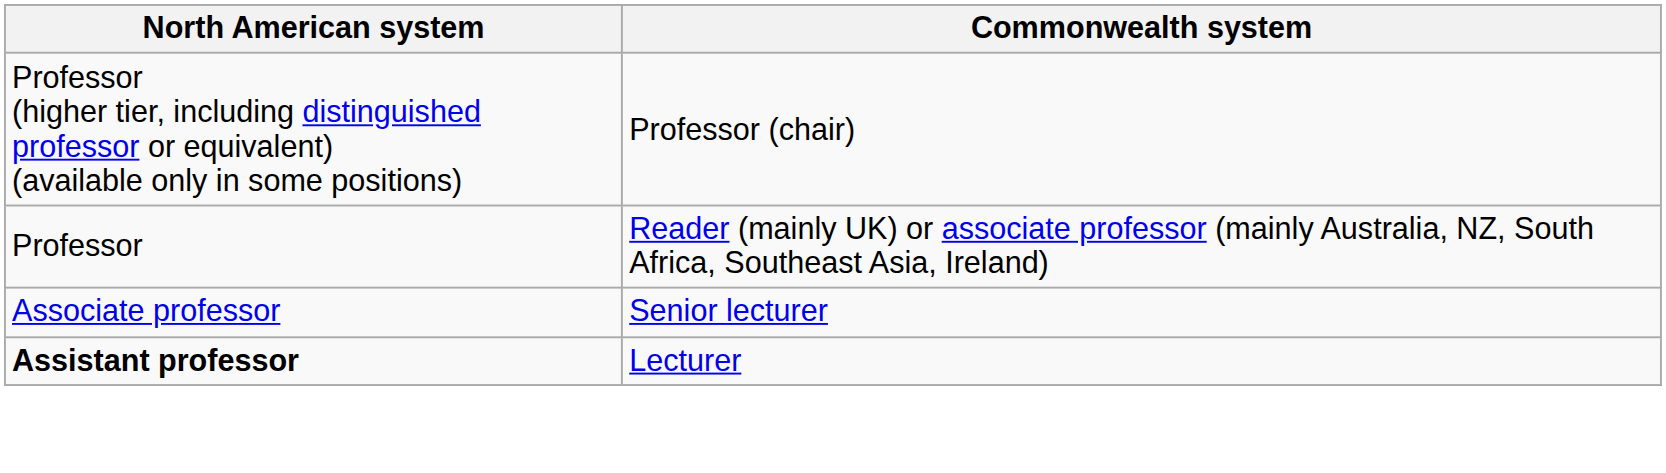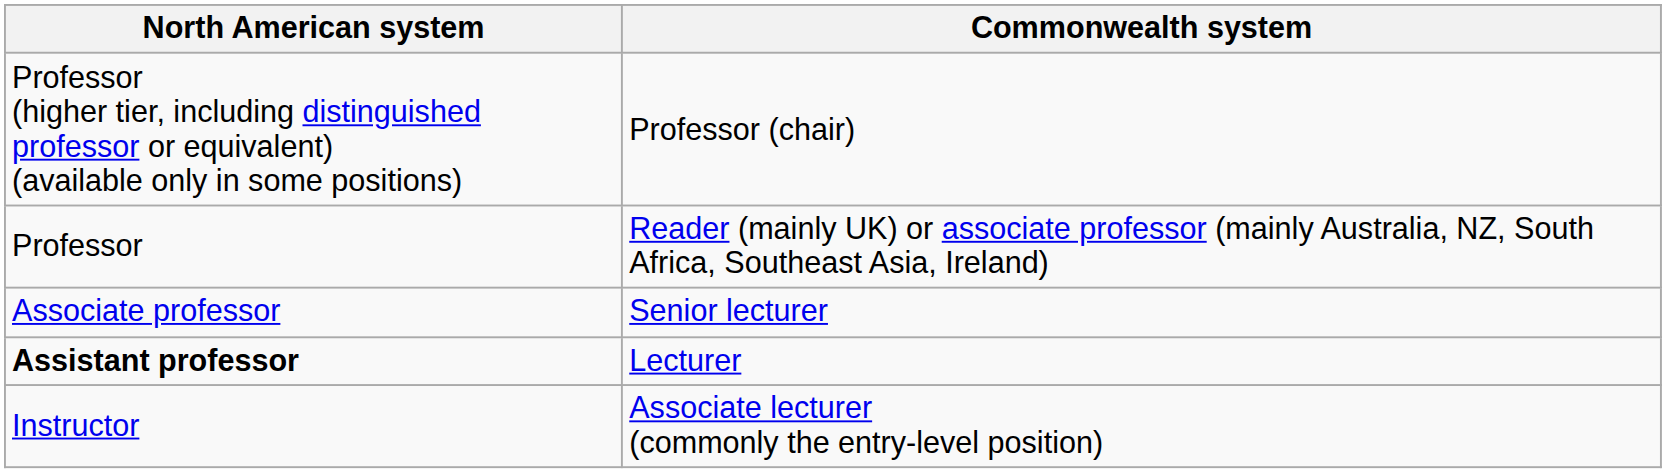+ row: (76, 425)
